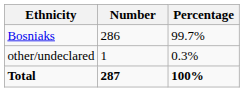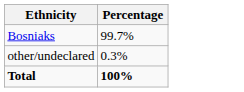- column: (133, 14)
